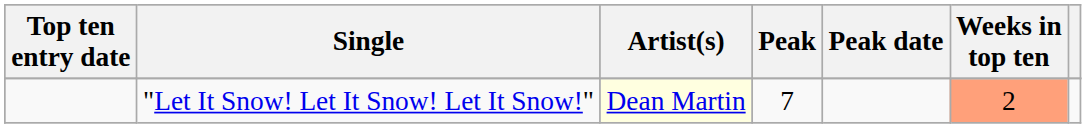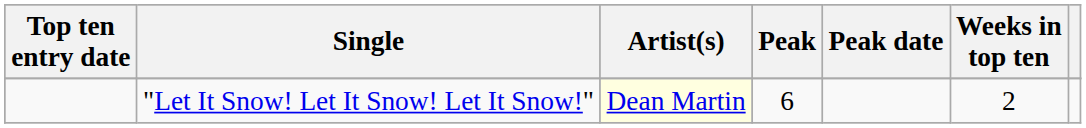(787, 100) 7 -> (787, 100) 6
(1009, 100) lightsalmon background -> (1009, 100) no background
